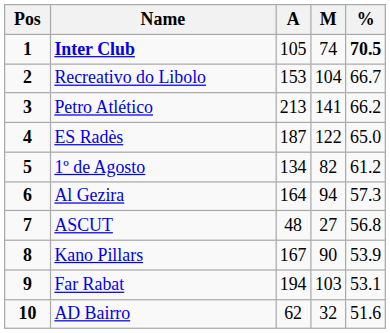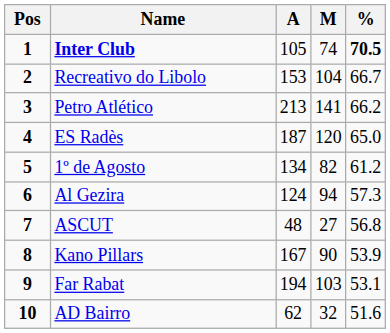(328, 137) 122 -> (328, 137) 120
(293, 196) 164 -> (293, 196) 124
